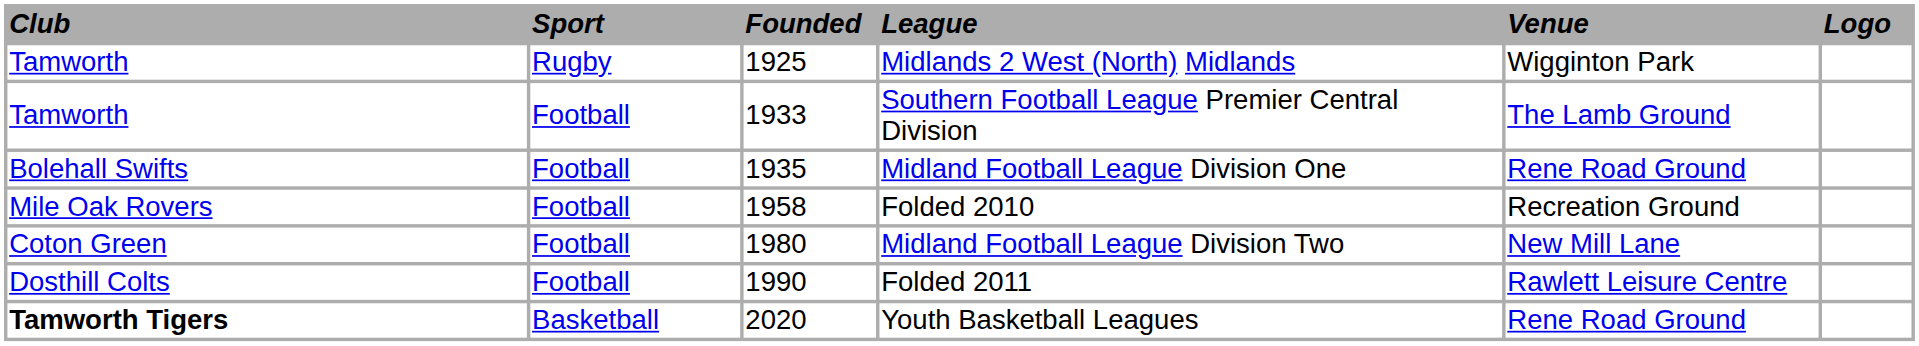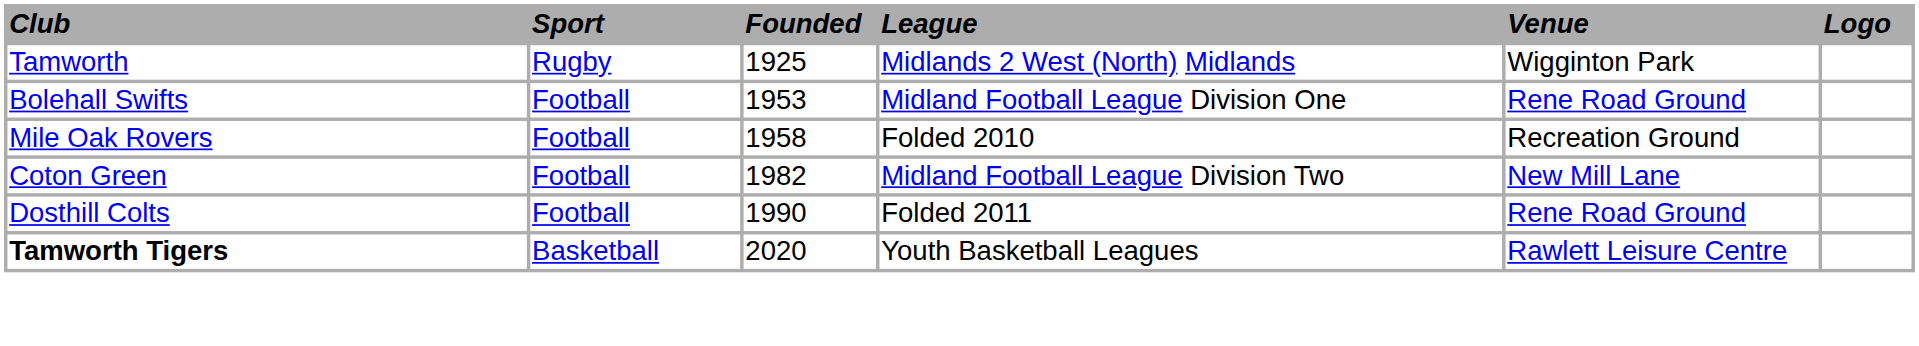- row: (1140, 115)
(776, 168) 1935 -> (776, 99) 1953
(776, 244) 1980 -> (776, 175) 1982
(1647, 282) Rawlett Leisure Centre -> (1627, 213) Rene Road Ground
(1627, 320) Rene Road Ground -> (1647, 251) Rawlett Leisure Centre
